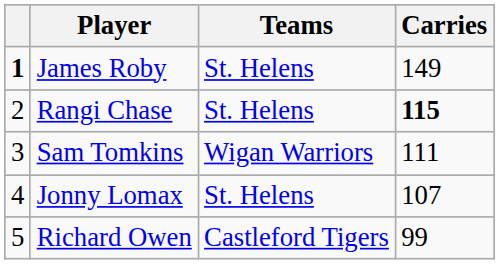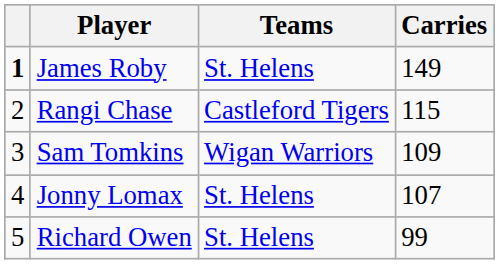(259, 110) St. Helens -> (296, 110) Castleford Tigers
(421, 110) bold -> (421, 110) normal
(420, 152) 111 -> (421, 152) 109
(296, 237) Castleford Tigers -> (259, 237) St. Helens
